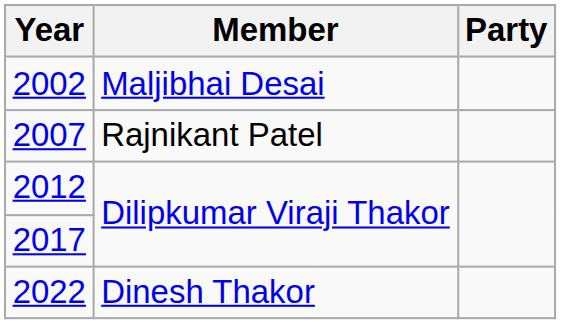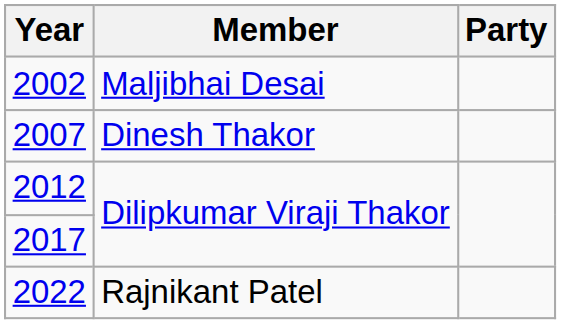(212, 135) Rajnikant Patel -> (208, 135) Dinesh Thakor
(208, 291) Dinesh Thakor -> (212, 291) Rajnikant Patel
